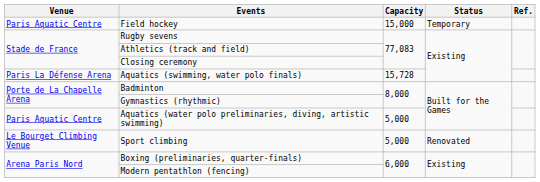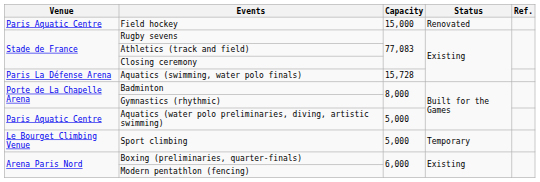(449, 24) Temporary -> (449, 24) Renovated
(449, 141) Renovated -> (449, 141) Temporary
